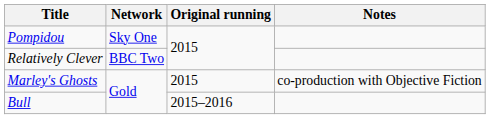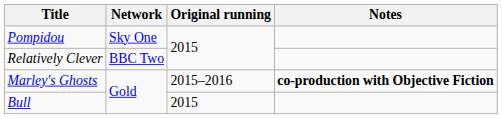(184, 80) 2015 -> (201, 80) 2015–2016
(380, 80) normal -> (386, 80) bold
(201, 102) 2015–2016 -> (184, 102) 2015
